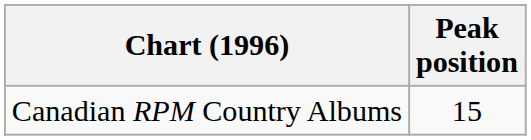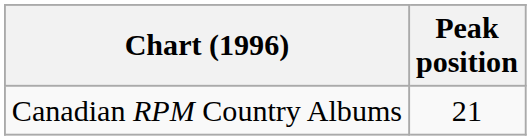(467, 109) 15 -> (467, 109) 21
